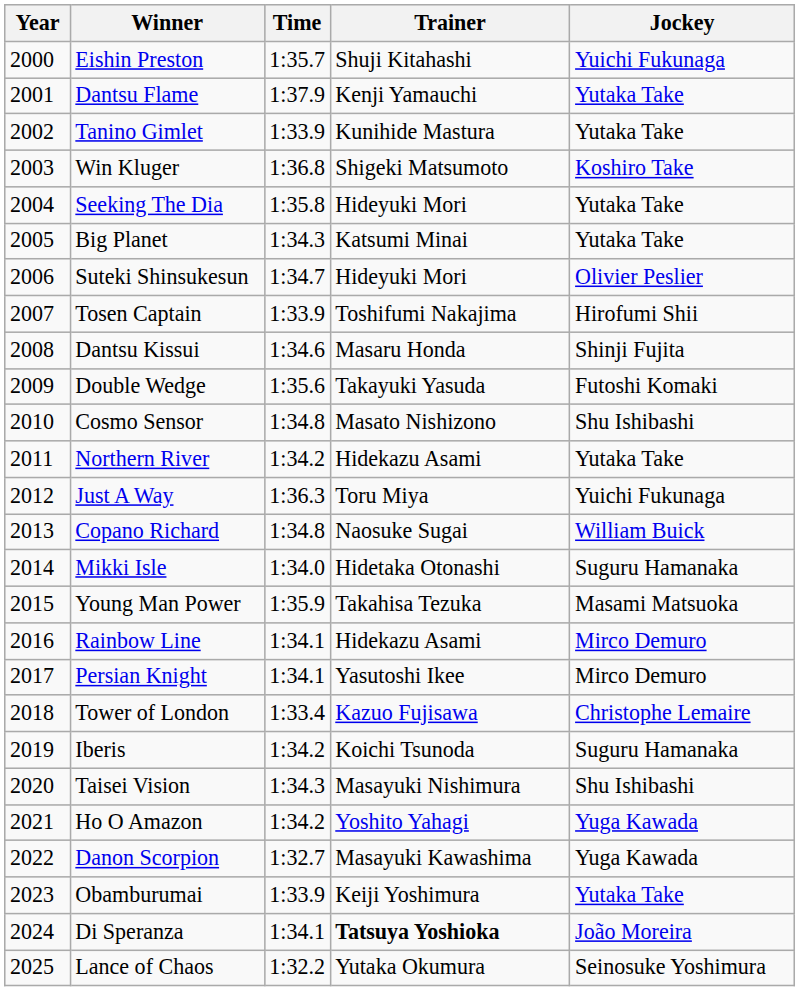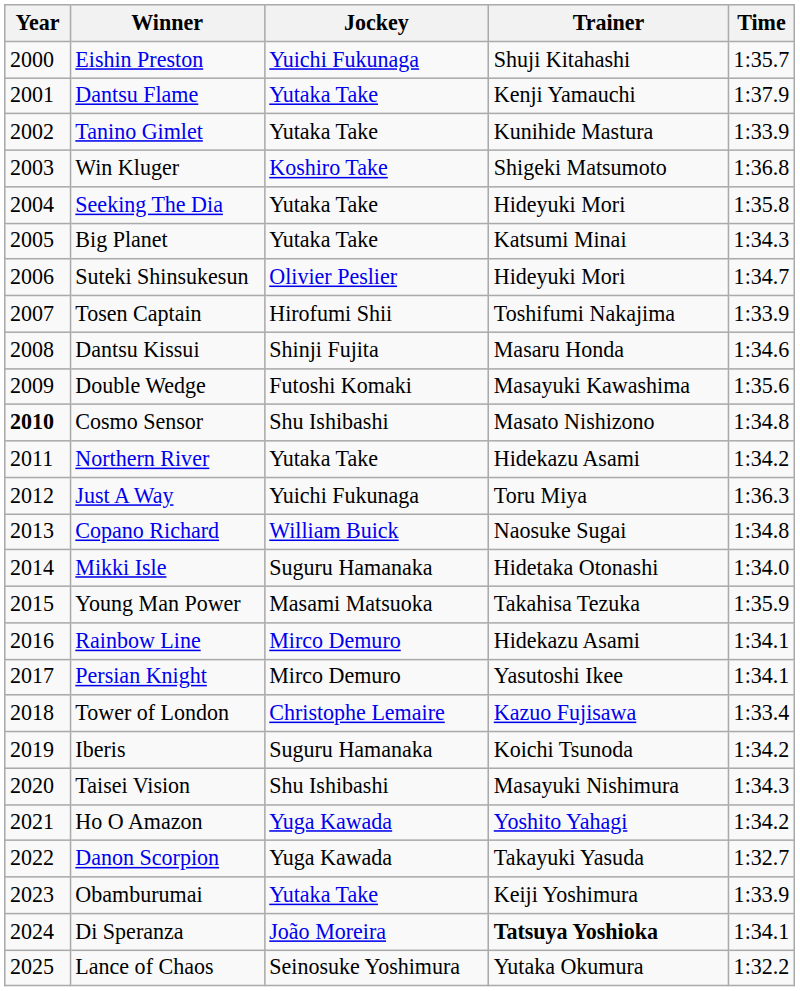columns swapped: (682, 23) <-> (297, 23)
(410, 386) Takayuki Yasuda -> (592, 386) Masayuki Kawashima
(32, 422) normal -> (32, 422) bold
(433, 858) Masayuki Kawashima -> (569, 858) Takayuki Yasuda
